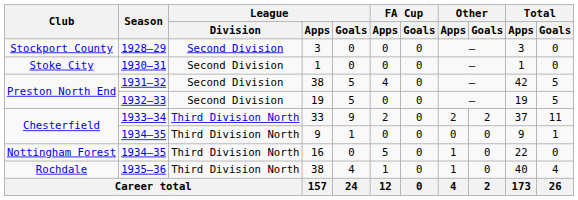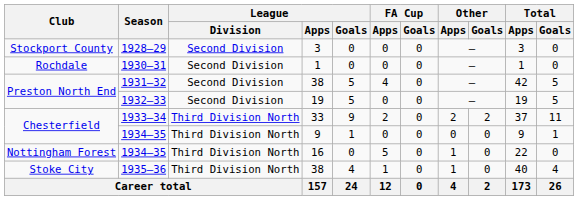(62, 65) Stoke City -> (62, 65) Rochdale
(62, 169) Rochdale -> (62, 169) Stoke City
